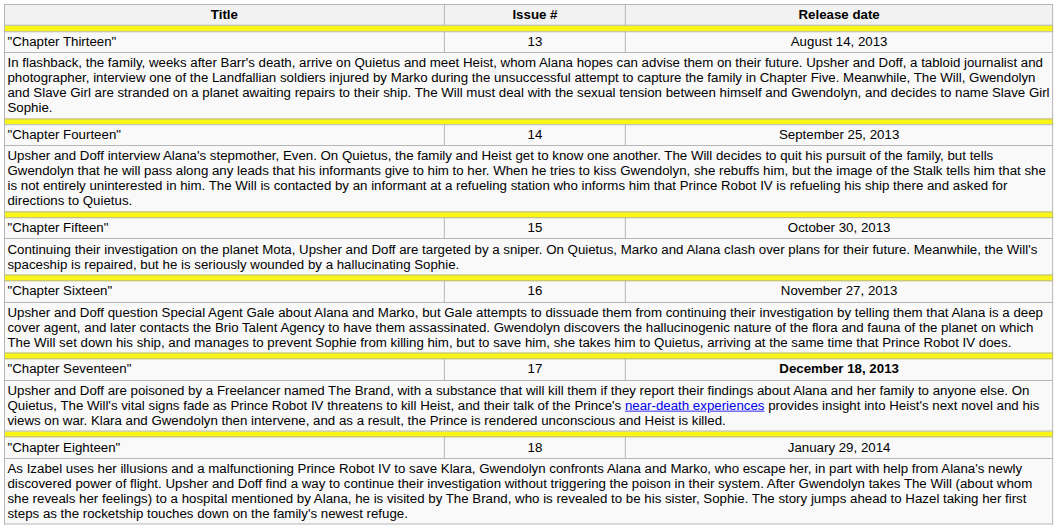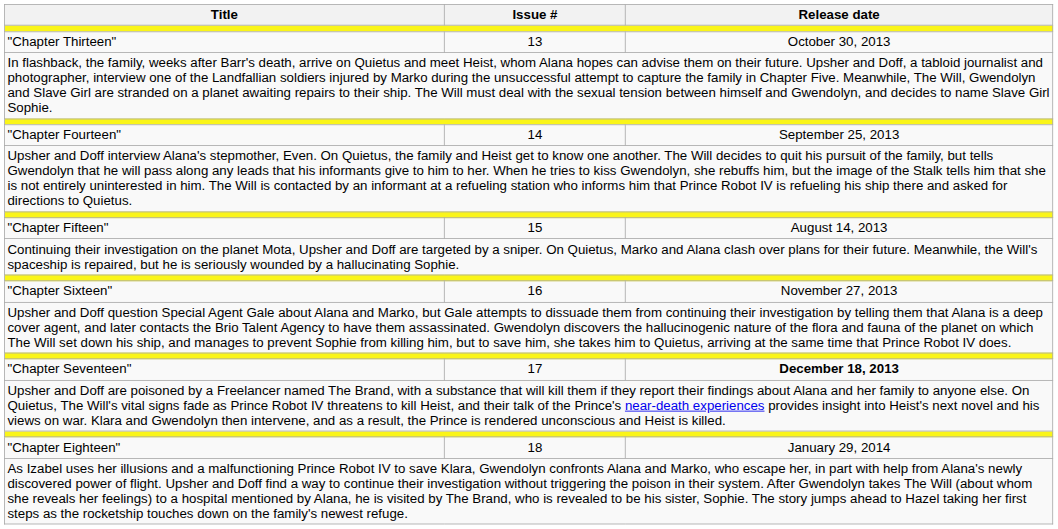(839, 42) August 14, 2013 -> (839, 42) October 30, 2013
(839, 228) October 30, 2013 -> (839, 228) August 14, 2013
